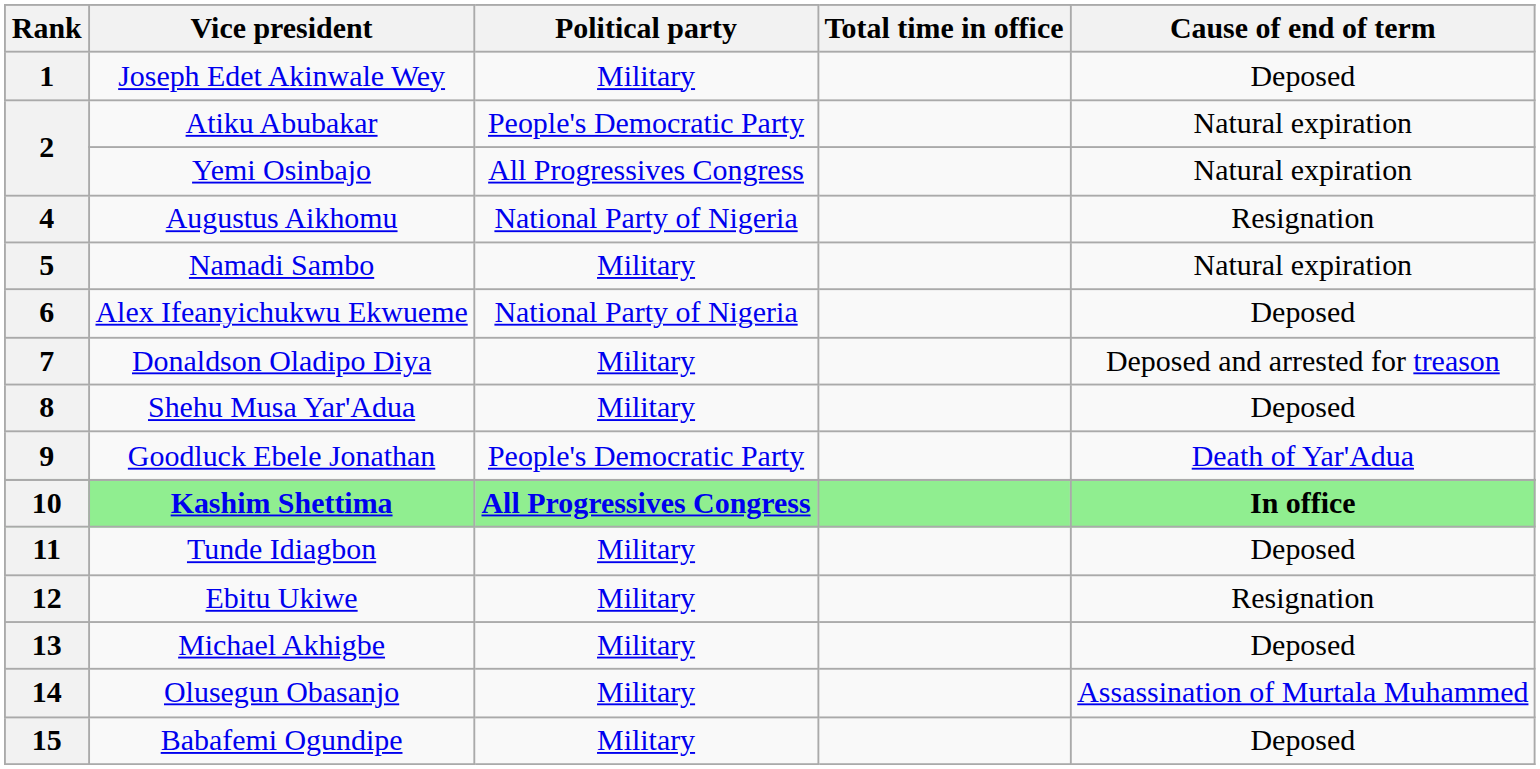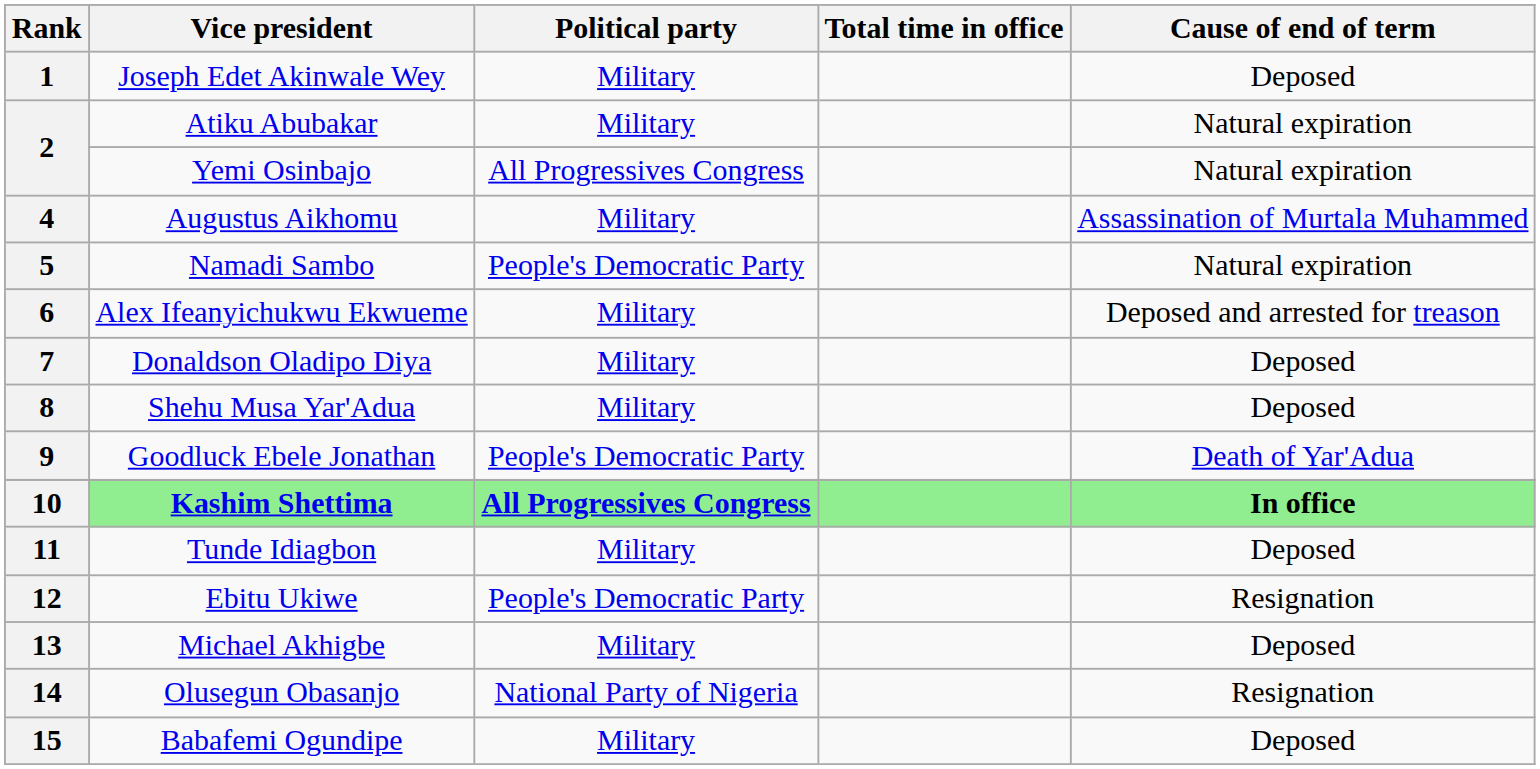(646, 123) People's Democratic Party -> (646, 123) Military
(646, 218) National Party of Nigeria -> (646, 218) Military
(1303, 218) Resignation -> (1303, 218) Assassination of Murtala Muhammed
(646, 265) Military -> (646, 265) People's Democratic Party
(646, 312) National Party of Nigeria -> (646, 312) Military
(1303, 312) Deposed -> (1303, 312) Deposed and arrested for treason
(1303, 360) Deposed and arrested for treason -> (1303, 360) Deposed
(646, 597) Military -> (646, 597) People's Democratic Party
(646, 692) Military -> (646, 692) National Party of Nigeria
(1303, 692) Assassination of Murtala Muhammed -> (1303, 692) Resignation
